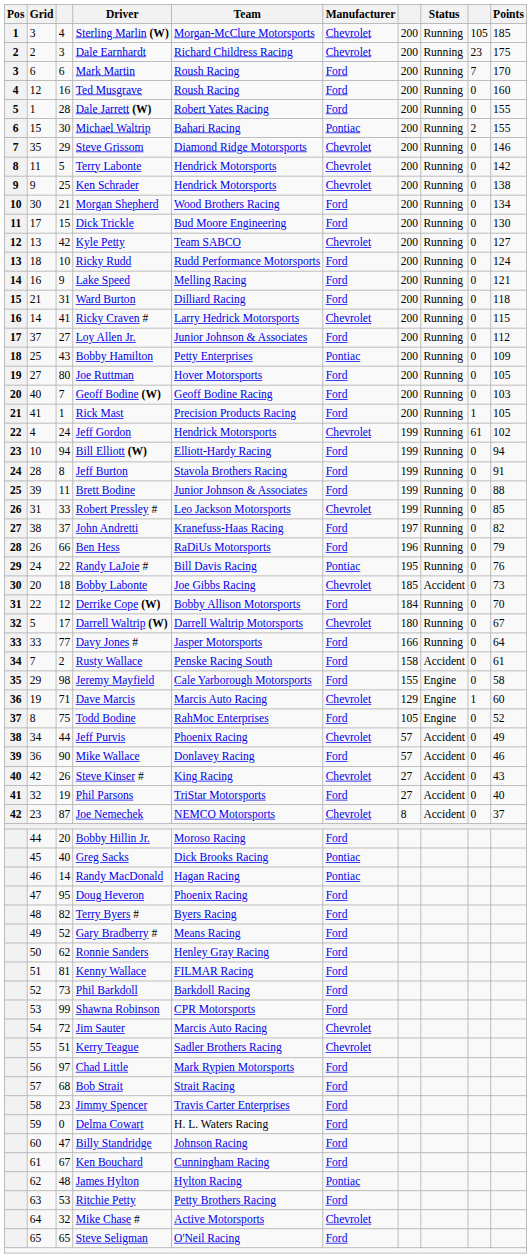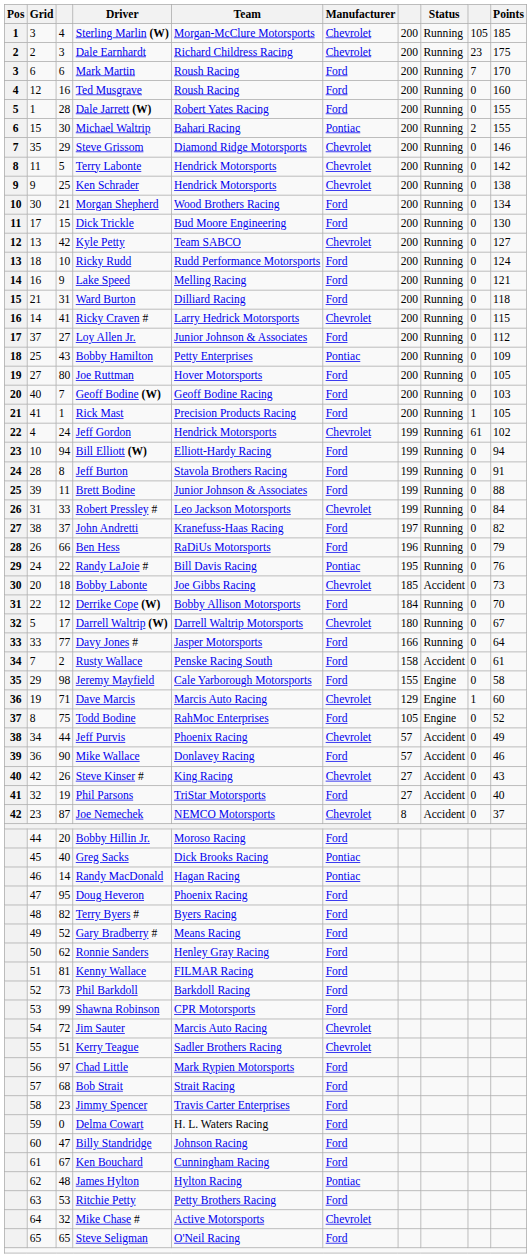(499, 509) 85 -> (499, 509) 84
